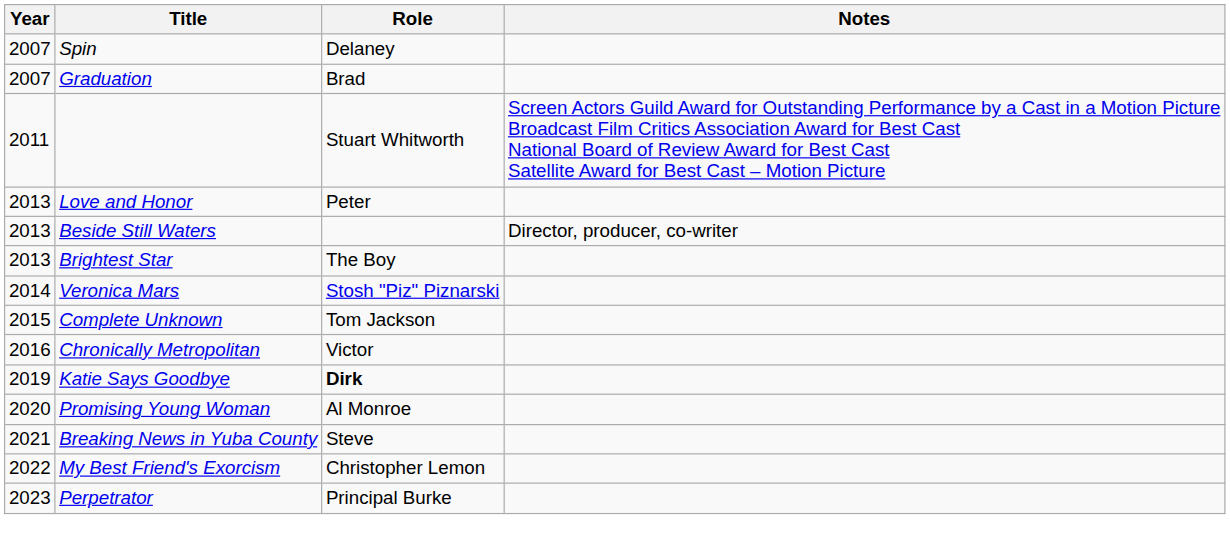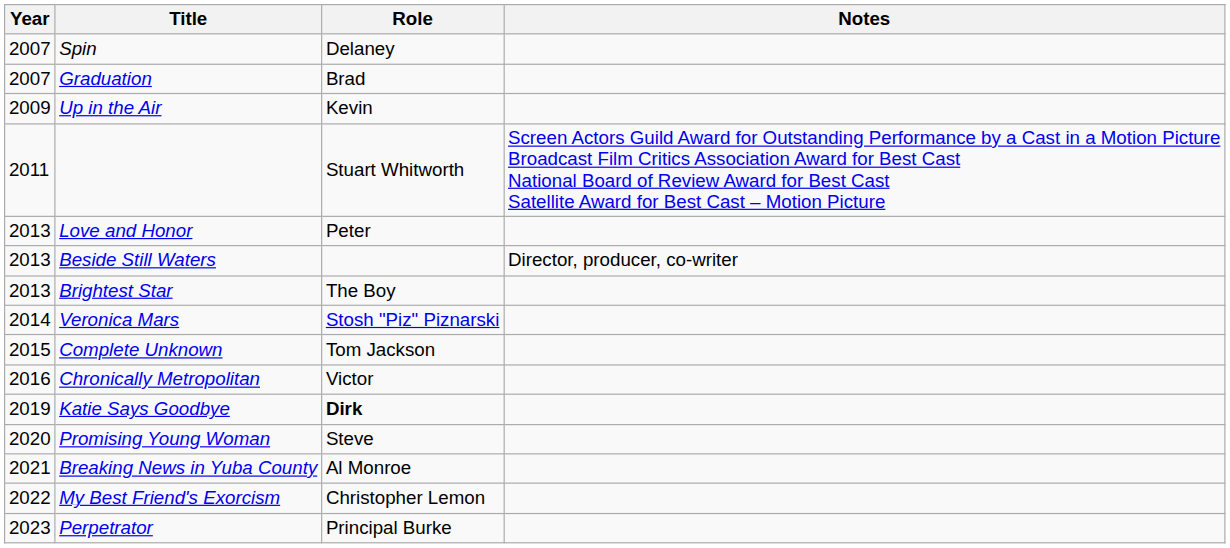+ row: (110, 108)
(369, 409) Al Monroe -> (350, 438) Steve
(350, 438) Steve -> (369, 468) Al Monroe
